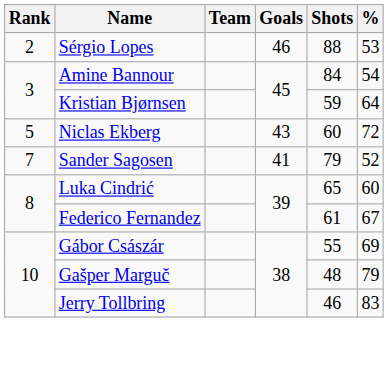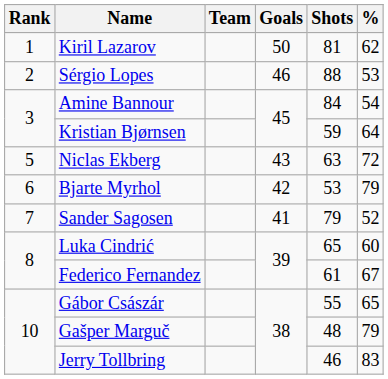+ row: (107, 47)
(332, 132) 60 -> (332, 160) 63
+ row: (110, 189)
(370, 246) 69 -> (370, 302) 65
